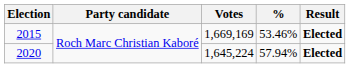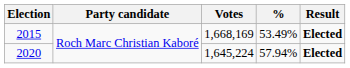(229, 33) 1,669,169 -> (229, 33) 1,668,169
(278, 33) 53.46% -> (278, 33) 53.49%
